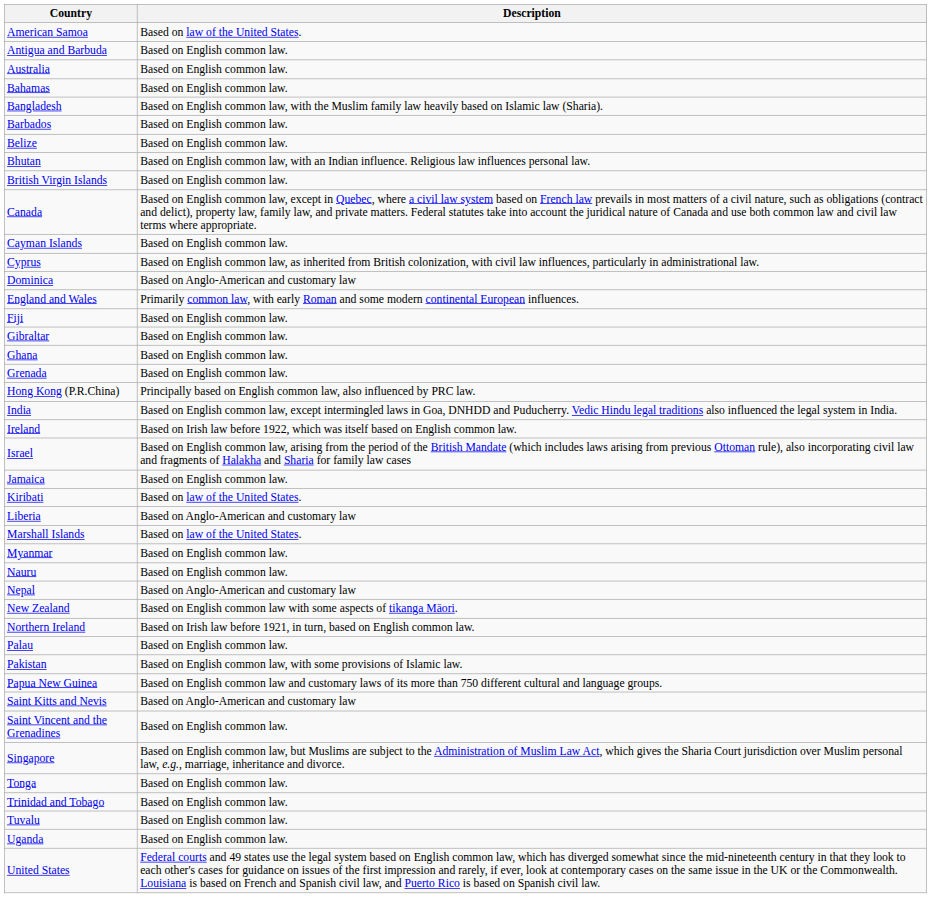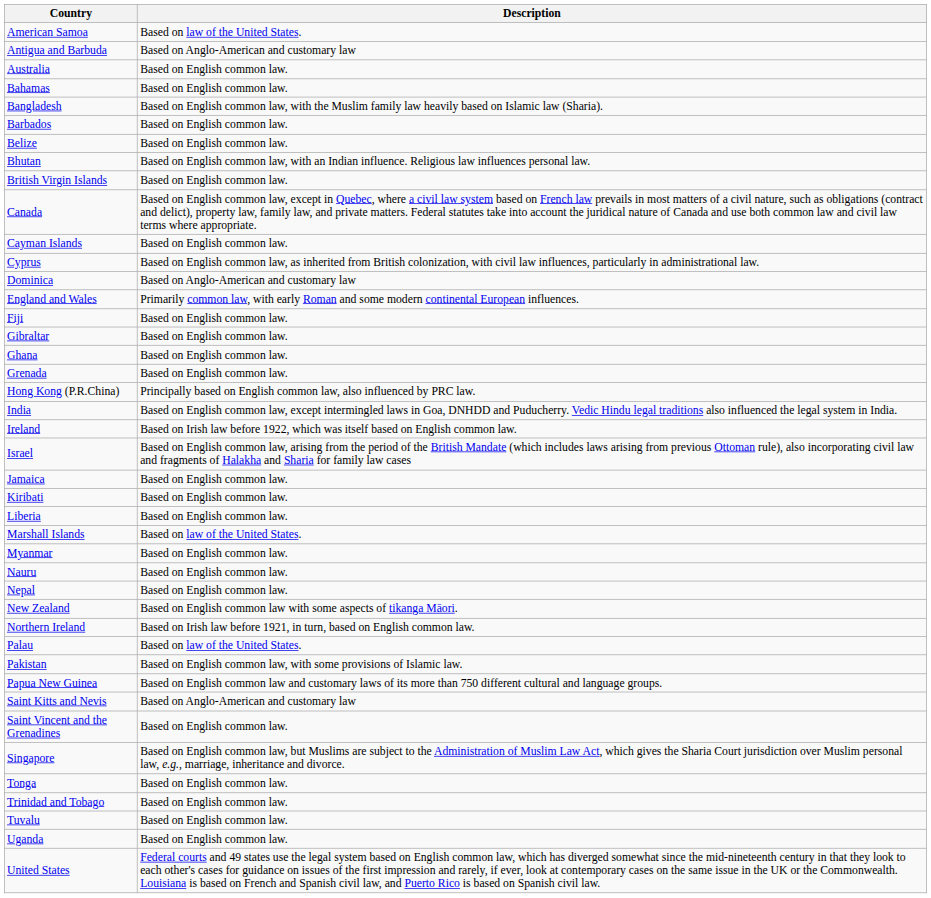(214, 50) Based on English common law. -> (248, 50) Based on Anglo-American and customary law
(221, 497) Based on law of the United States. -> (214, 497) Based on English common law.
(248, 516) Based on Anglo-American and customary law -> (214, 516) Based on English common law.
(248, 590) Based on Anglo-American and customary law -> (214, 590) Based on English common law.
(214, 645) Based on English common law. -> (221, 645) Based on law of the United States.
